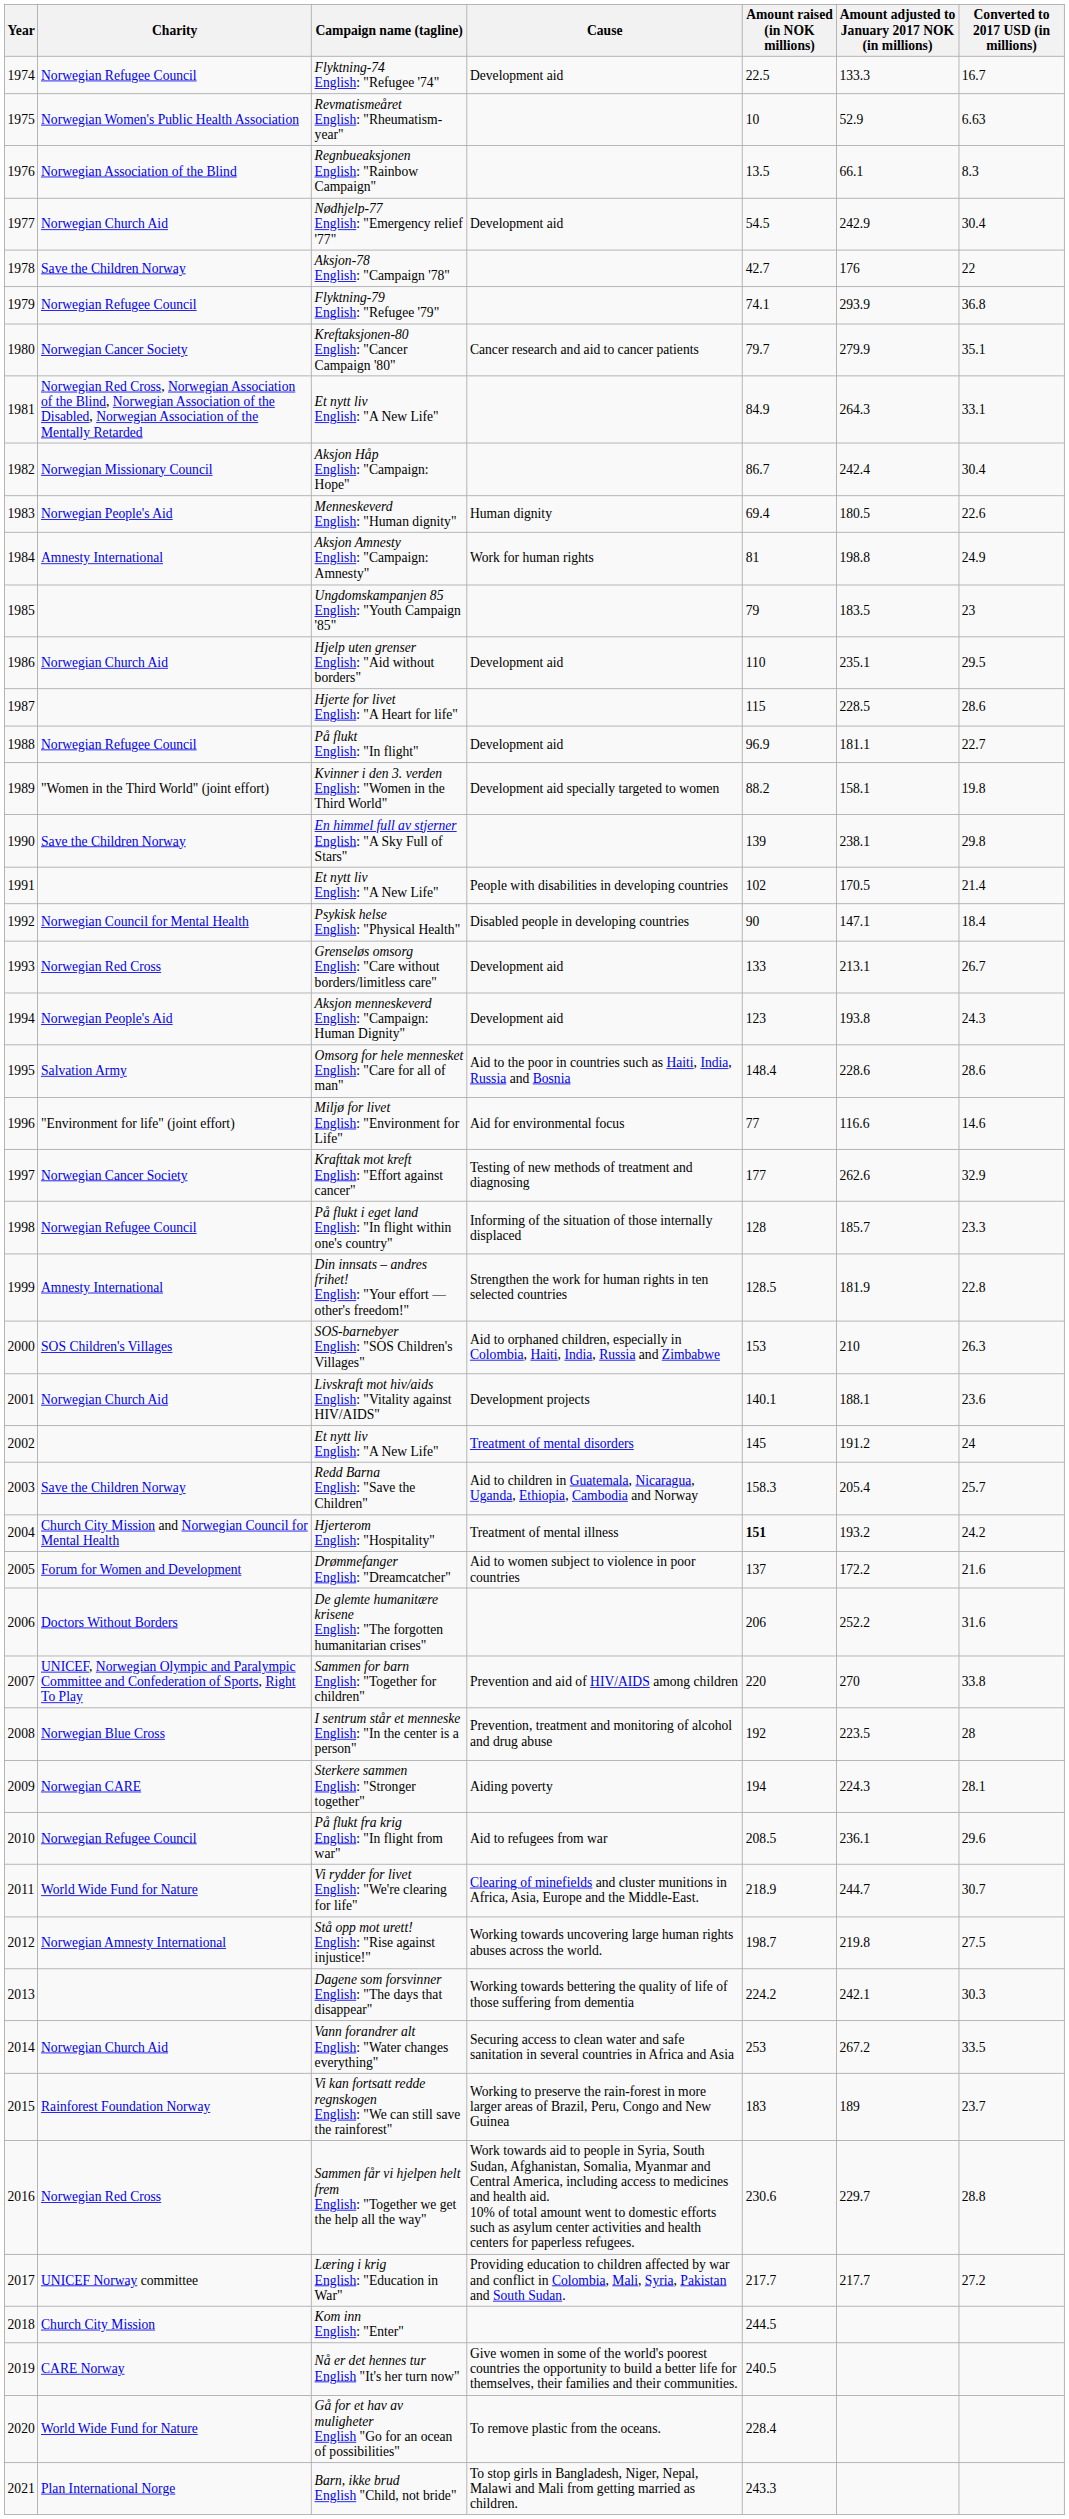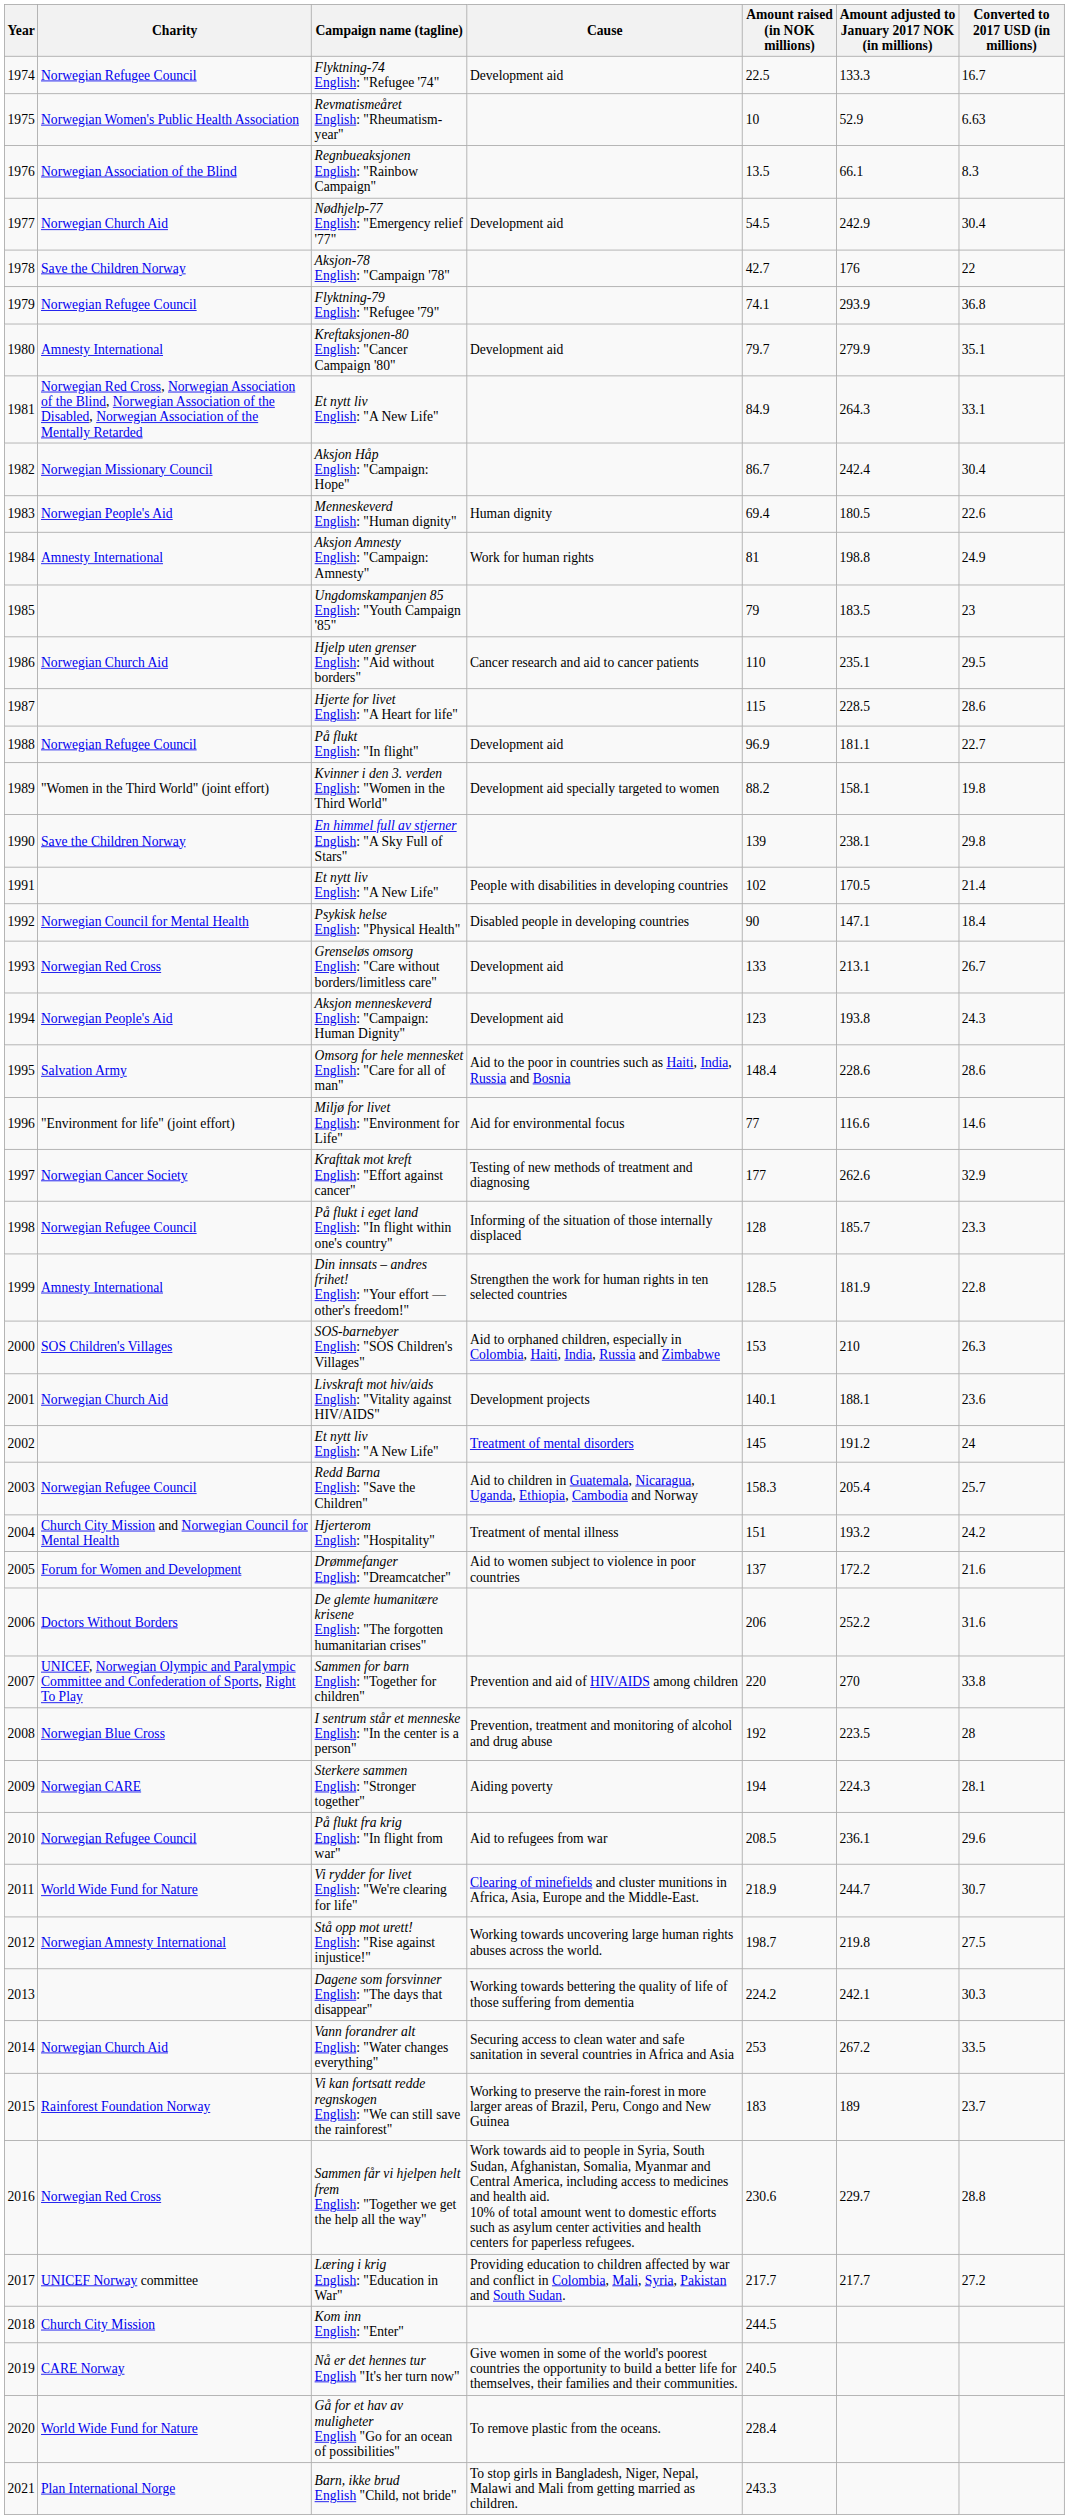(114, 349) Norwegian Cancer Society -> (102, 349) Amnesty International
(584, 349) Cancer research and aid to cancer patients -> (517, 349) Development aid
(517, 662) Development aid -> (584, 662) Cancer research and aid to cancer patients
(113, 1488) Save the Children Norway -> (119, 1488) Norwegian Refugee Council
(756, 1533) bold -> (756, 1533) normal
